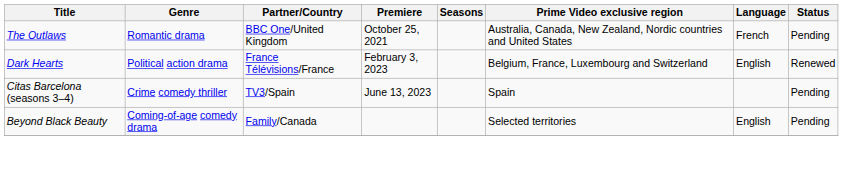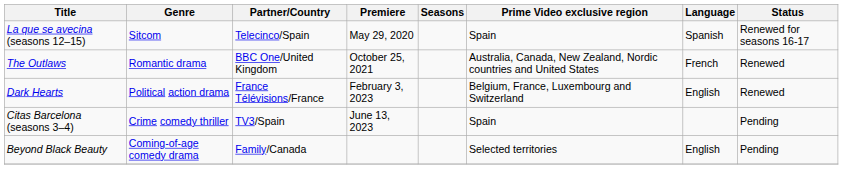+ row: (50, 35)
(810, 35) Pending -> (762, 64) Renewed
